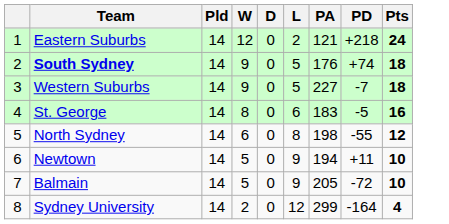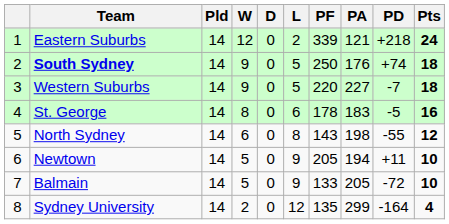+ column: (325, 16)
